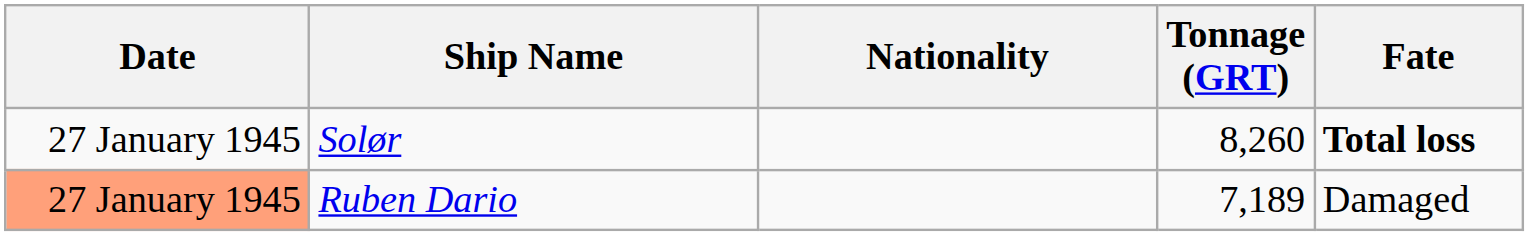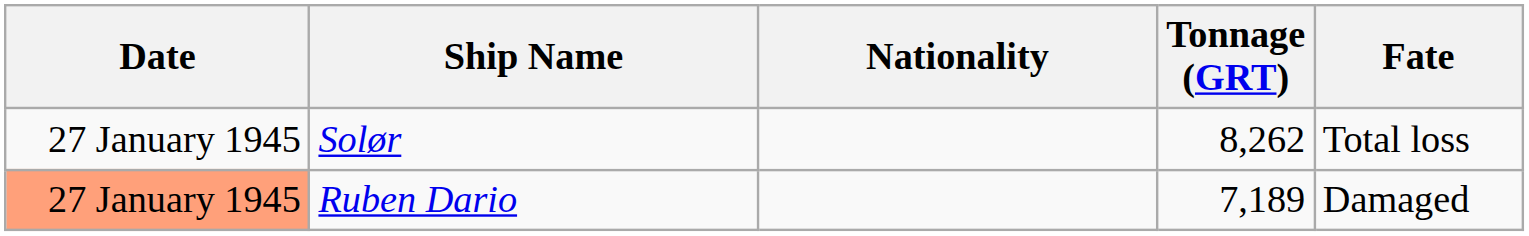(1262, 138) 8,260 -> (1262, 138) 8,262
(1399, 138) bold -> (1396, 138) normal
